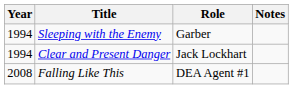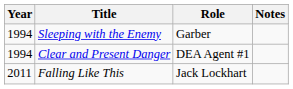(211, 53) Jack Lockhart -> (213, 53) DEA Agent #1
(20, 73) 2008 -> (20, 73) 2011
(213, 73) DEA Agent #1 -> (211, 73) Jack Lockhart
